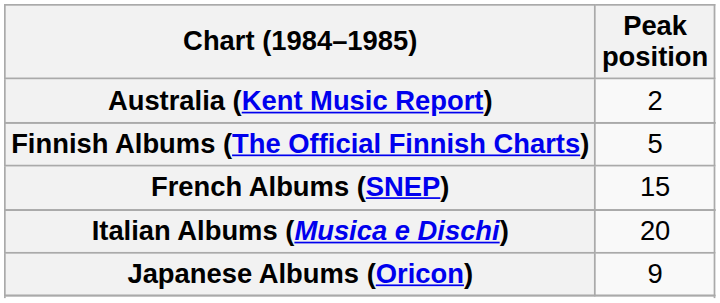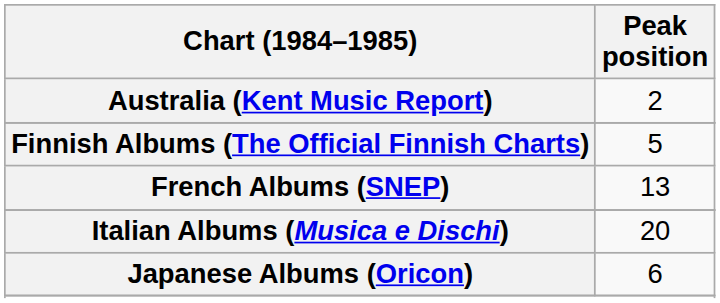(655, 187) 15 -> (655, 187) 13
(655, 273) 9 -> (655, 273) 6
